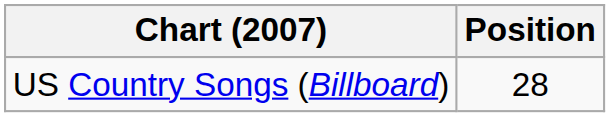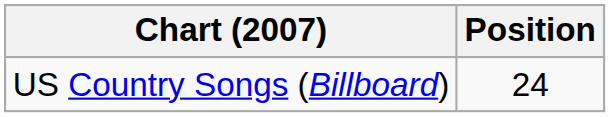(530, 83) 28 -> (530, 83) 24
